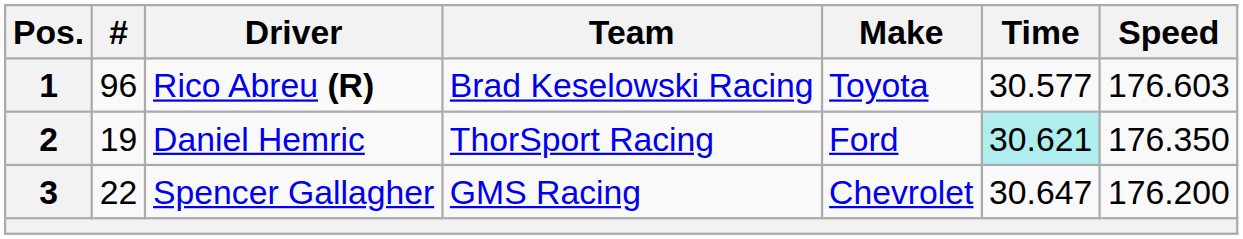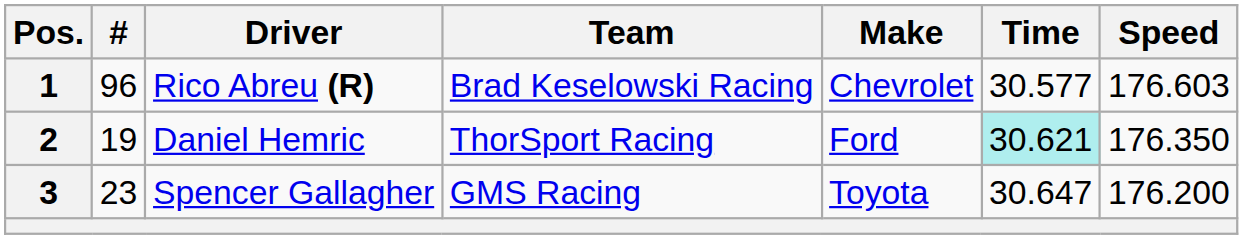(879, 85) Toyota -> (901, 85) Chevrolet
(119, 192) 22 -> (119, 192) 23
(901, 192) Chevrolet -> (879, 192) Toyota
